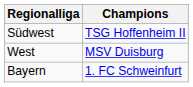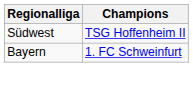- row: (21, 52)
